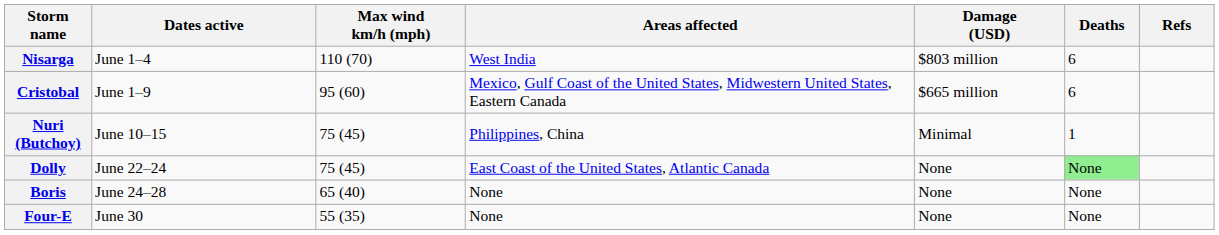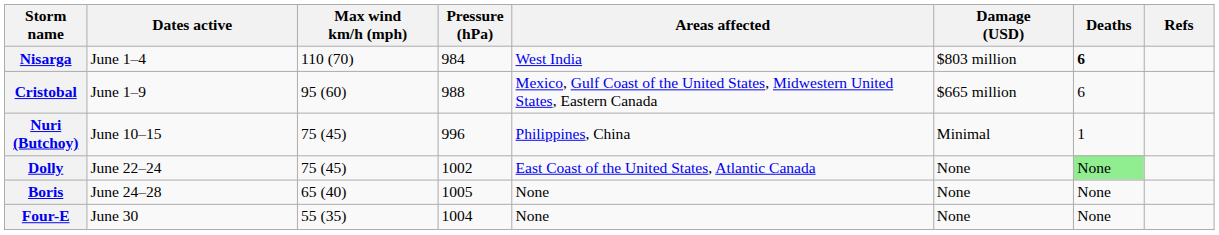+ column: (475, 25)
(1072, 58) normal -> (1081, 58) bold
